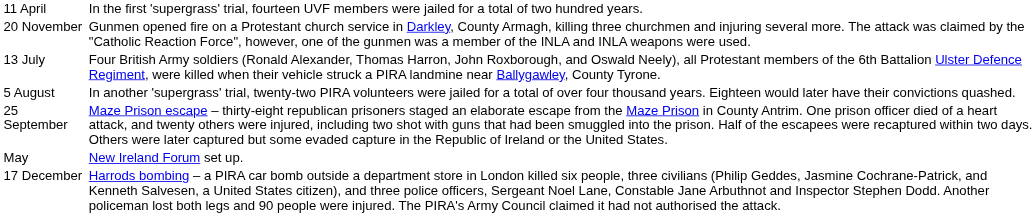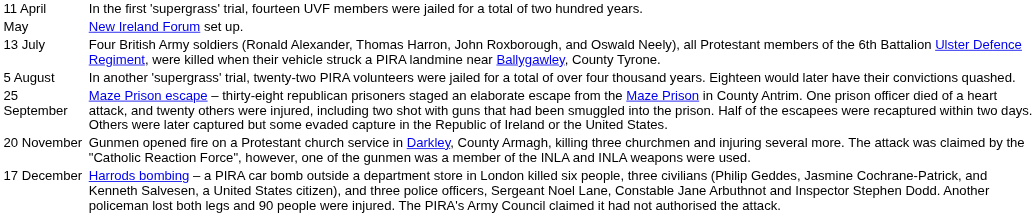rows swapped: (16, 158) <-> (43, 26)
